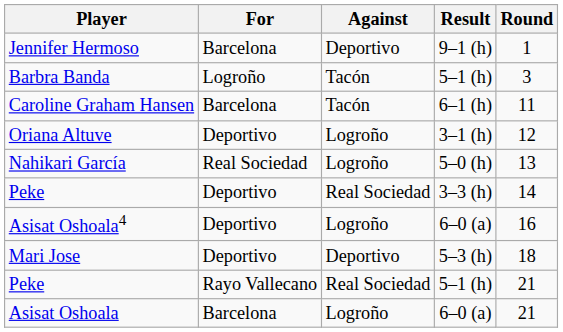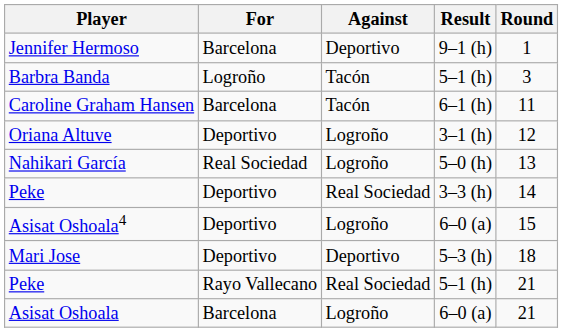(527, 223) 16 -> (527, 223) 15
